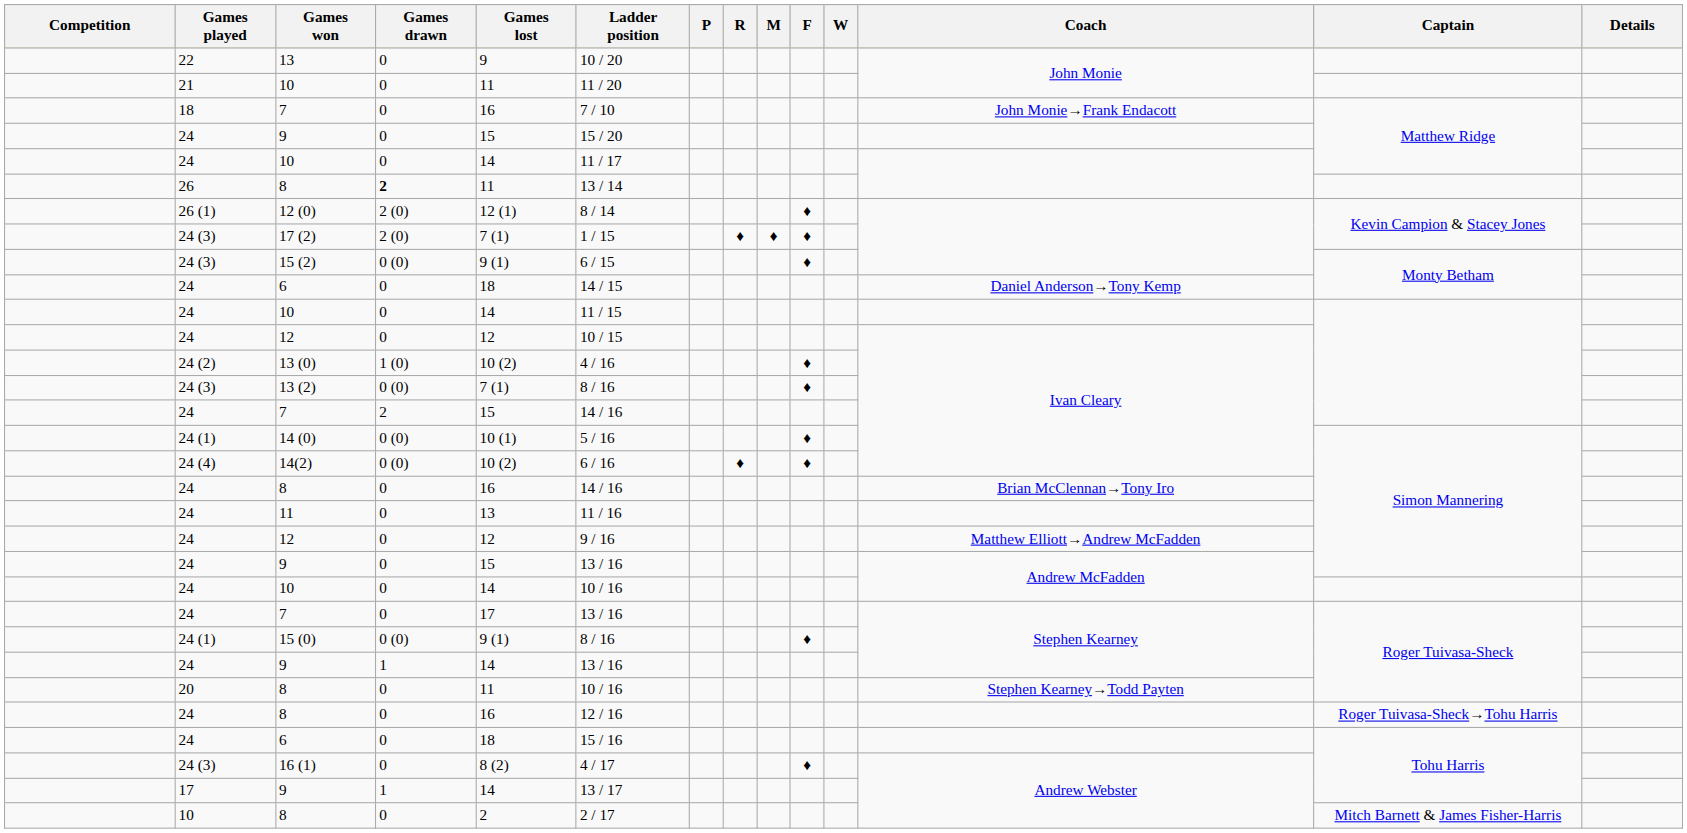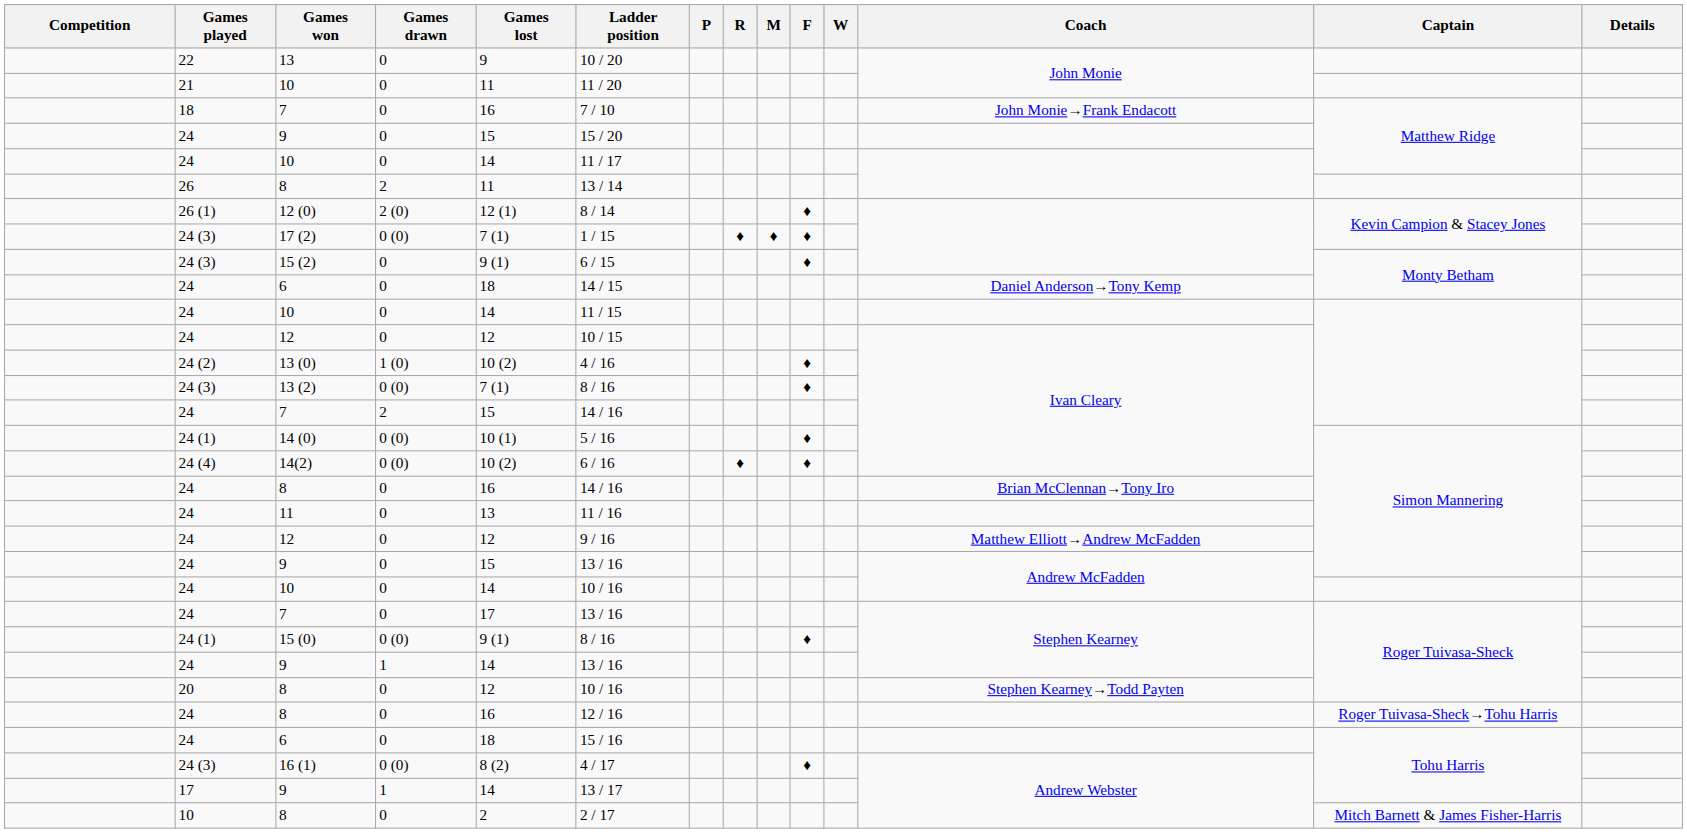(383, 186) bold -> (383, 186) normal
(394, 236) 2 (0) -> (394, 236) 0 (0)
(394, 262) 0 (0) -> (383, 262) 0
(487, 690) 11 -> (487, 690) 12
(383, 765) 0 -> (394, 765) 0 (0)
